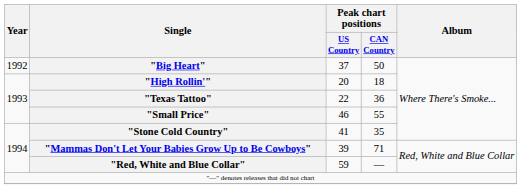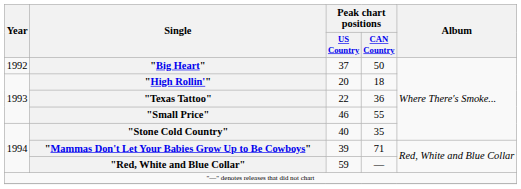(344, 131) 41 -> (344, 131) 40
